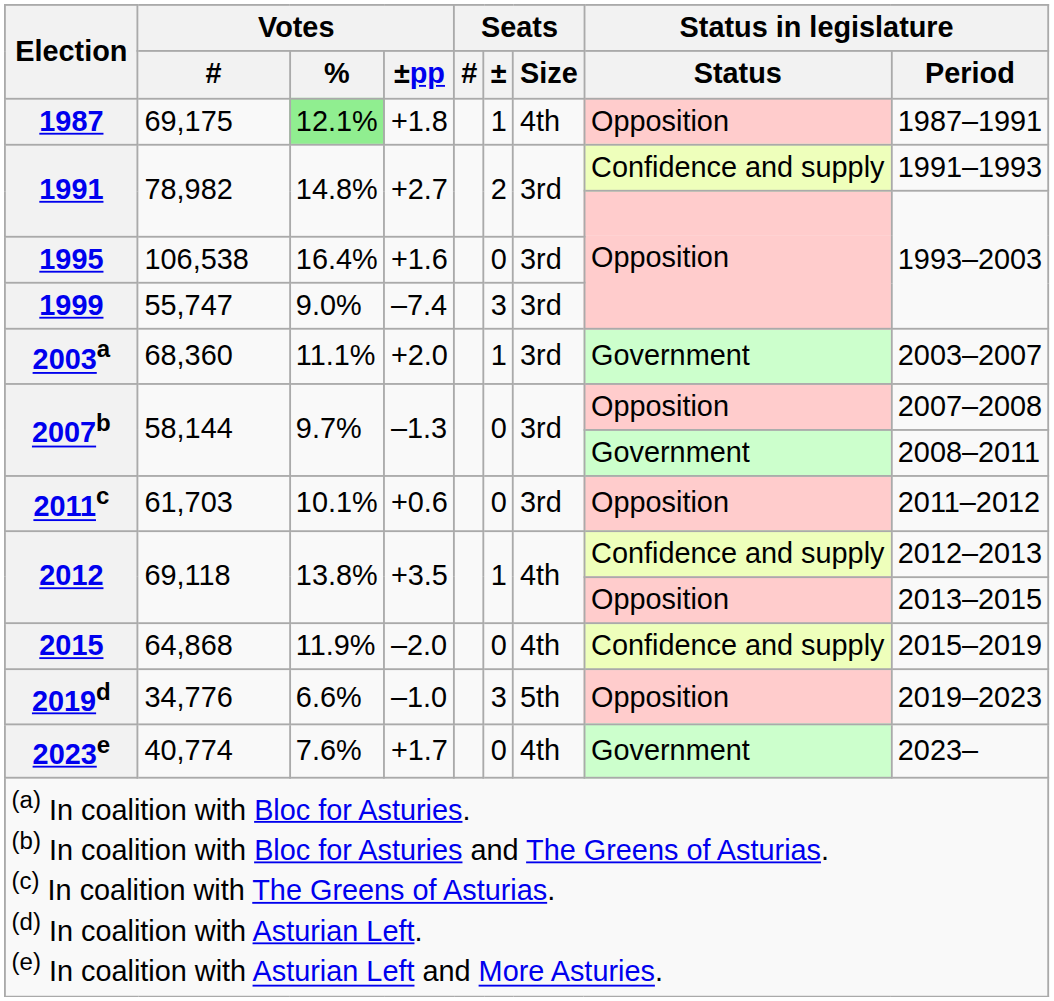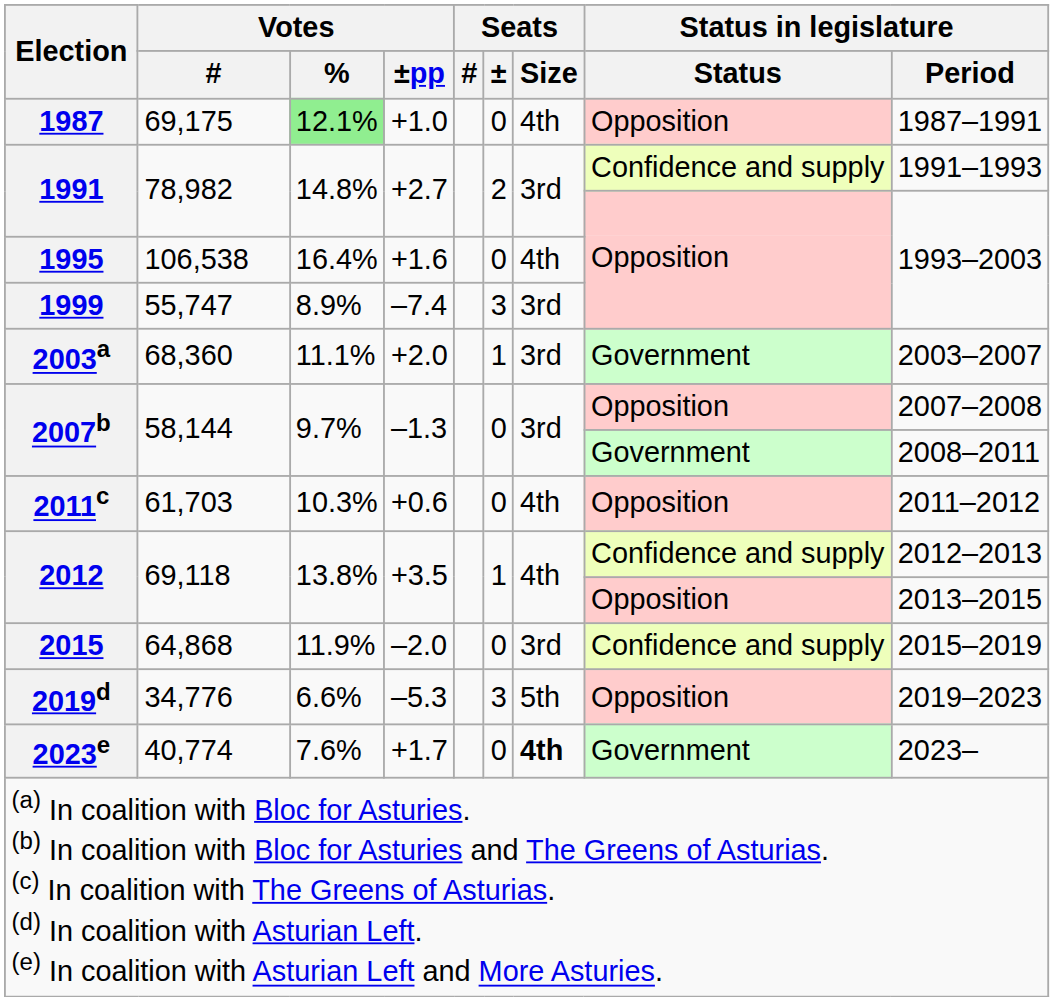(419, 120) +1.8 -> (419, 120) +1.0
(499, 120) 1 -> (499, 120) 0
(541, 258) 3rd -> (540, 258) 4th
(329, 305) 9.0% -> (329, 305) 8.9%
(337, 502) 10.1% -> (337, 502) 10.3%
(541, 502) 3rd -> (540, 502) 4th
(540, 645) 4th -> (541, 645) 3rd
(419, 696) –1.0 -> (419, 696) –5.3
(540, 750) normal -> (542, 750) bold
